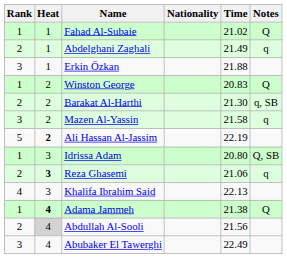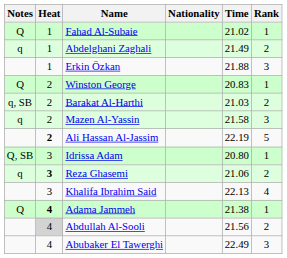columns swapped: (19, 13) <-> (266, 13)
(236, 102) 21.30 -> (237, 102) 21.03
